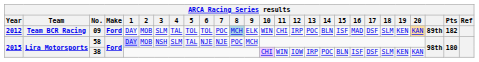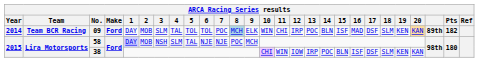(14, 31) 2012 -> (14, 31) 2014
